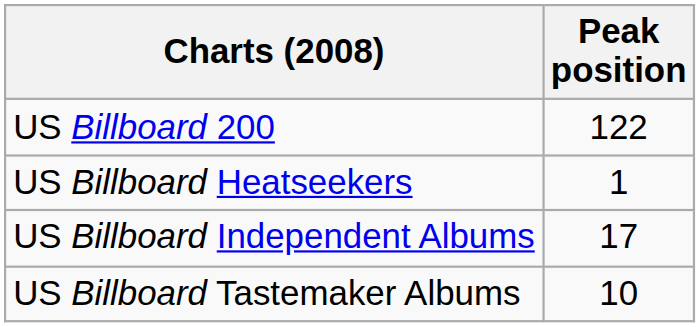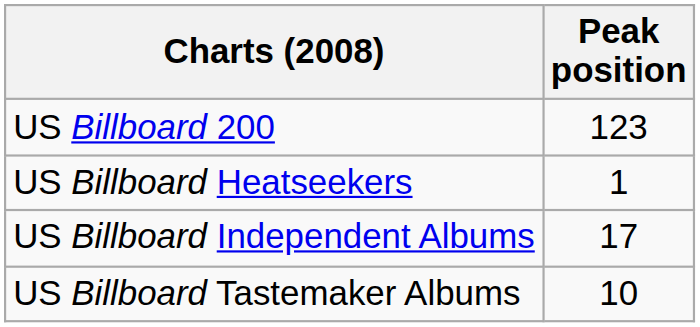(619, 126) 122 -> (619, 126) 123
